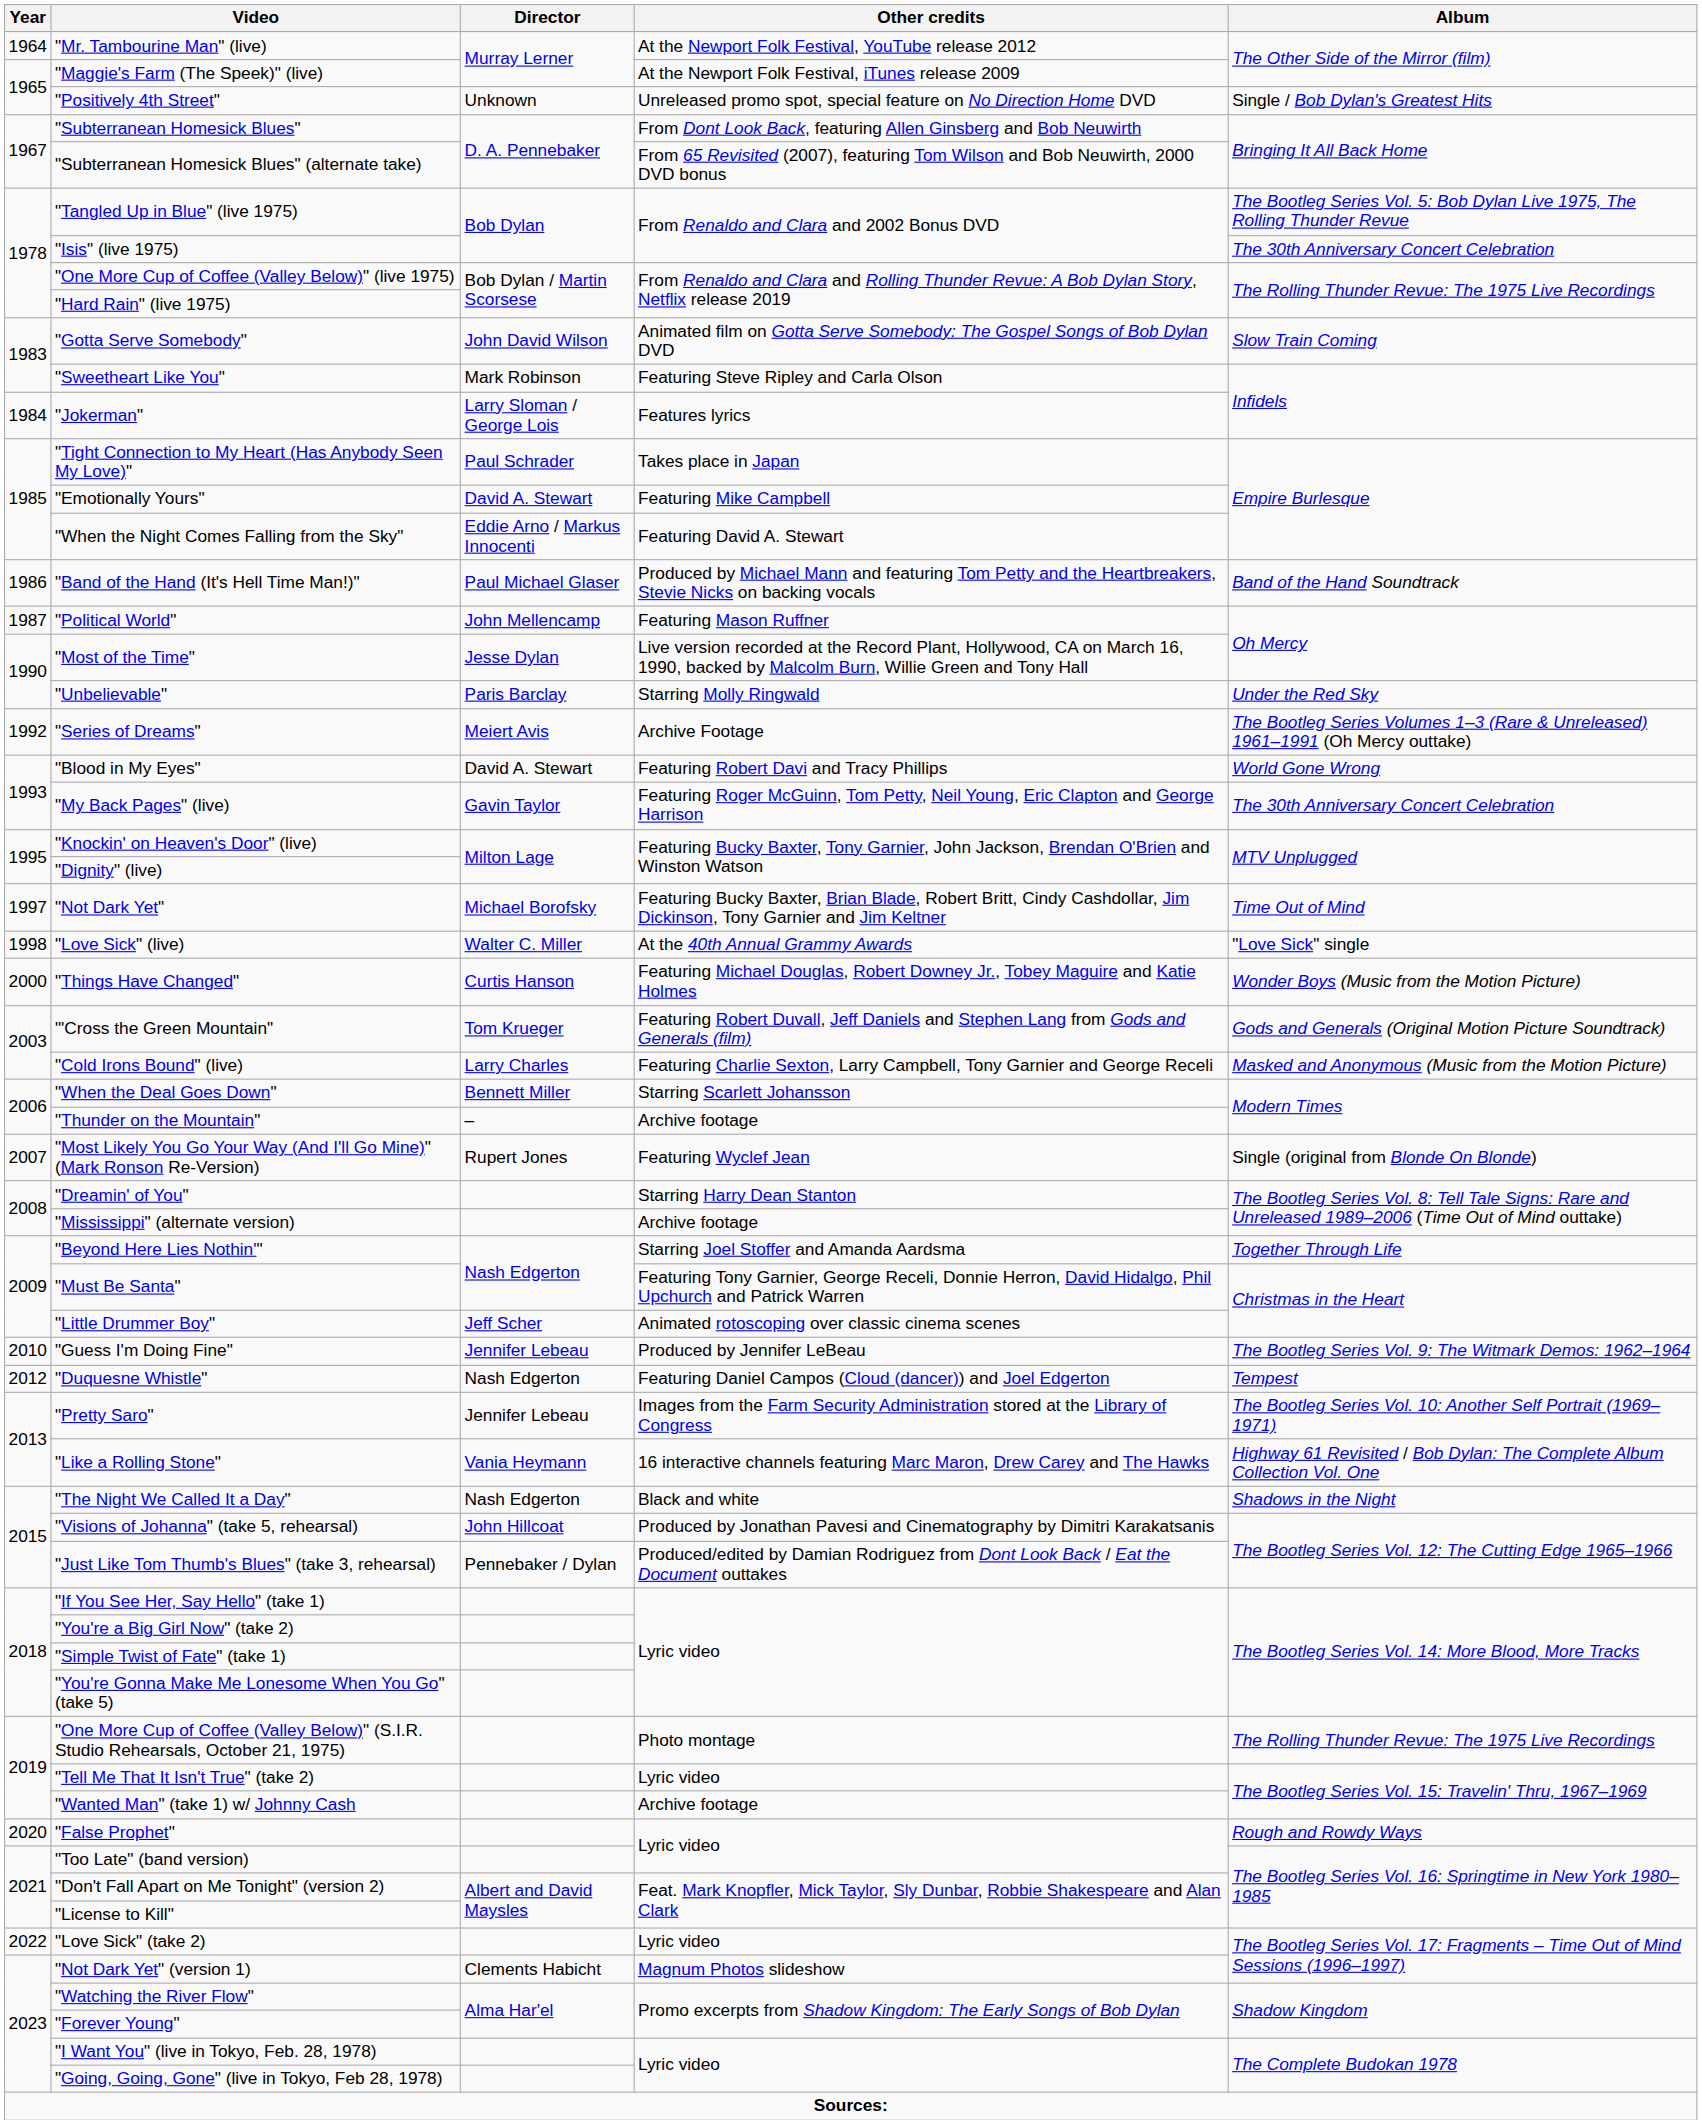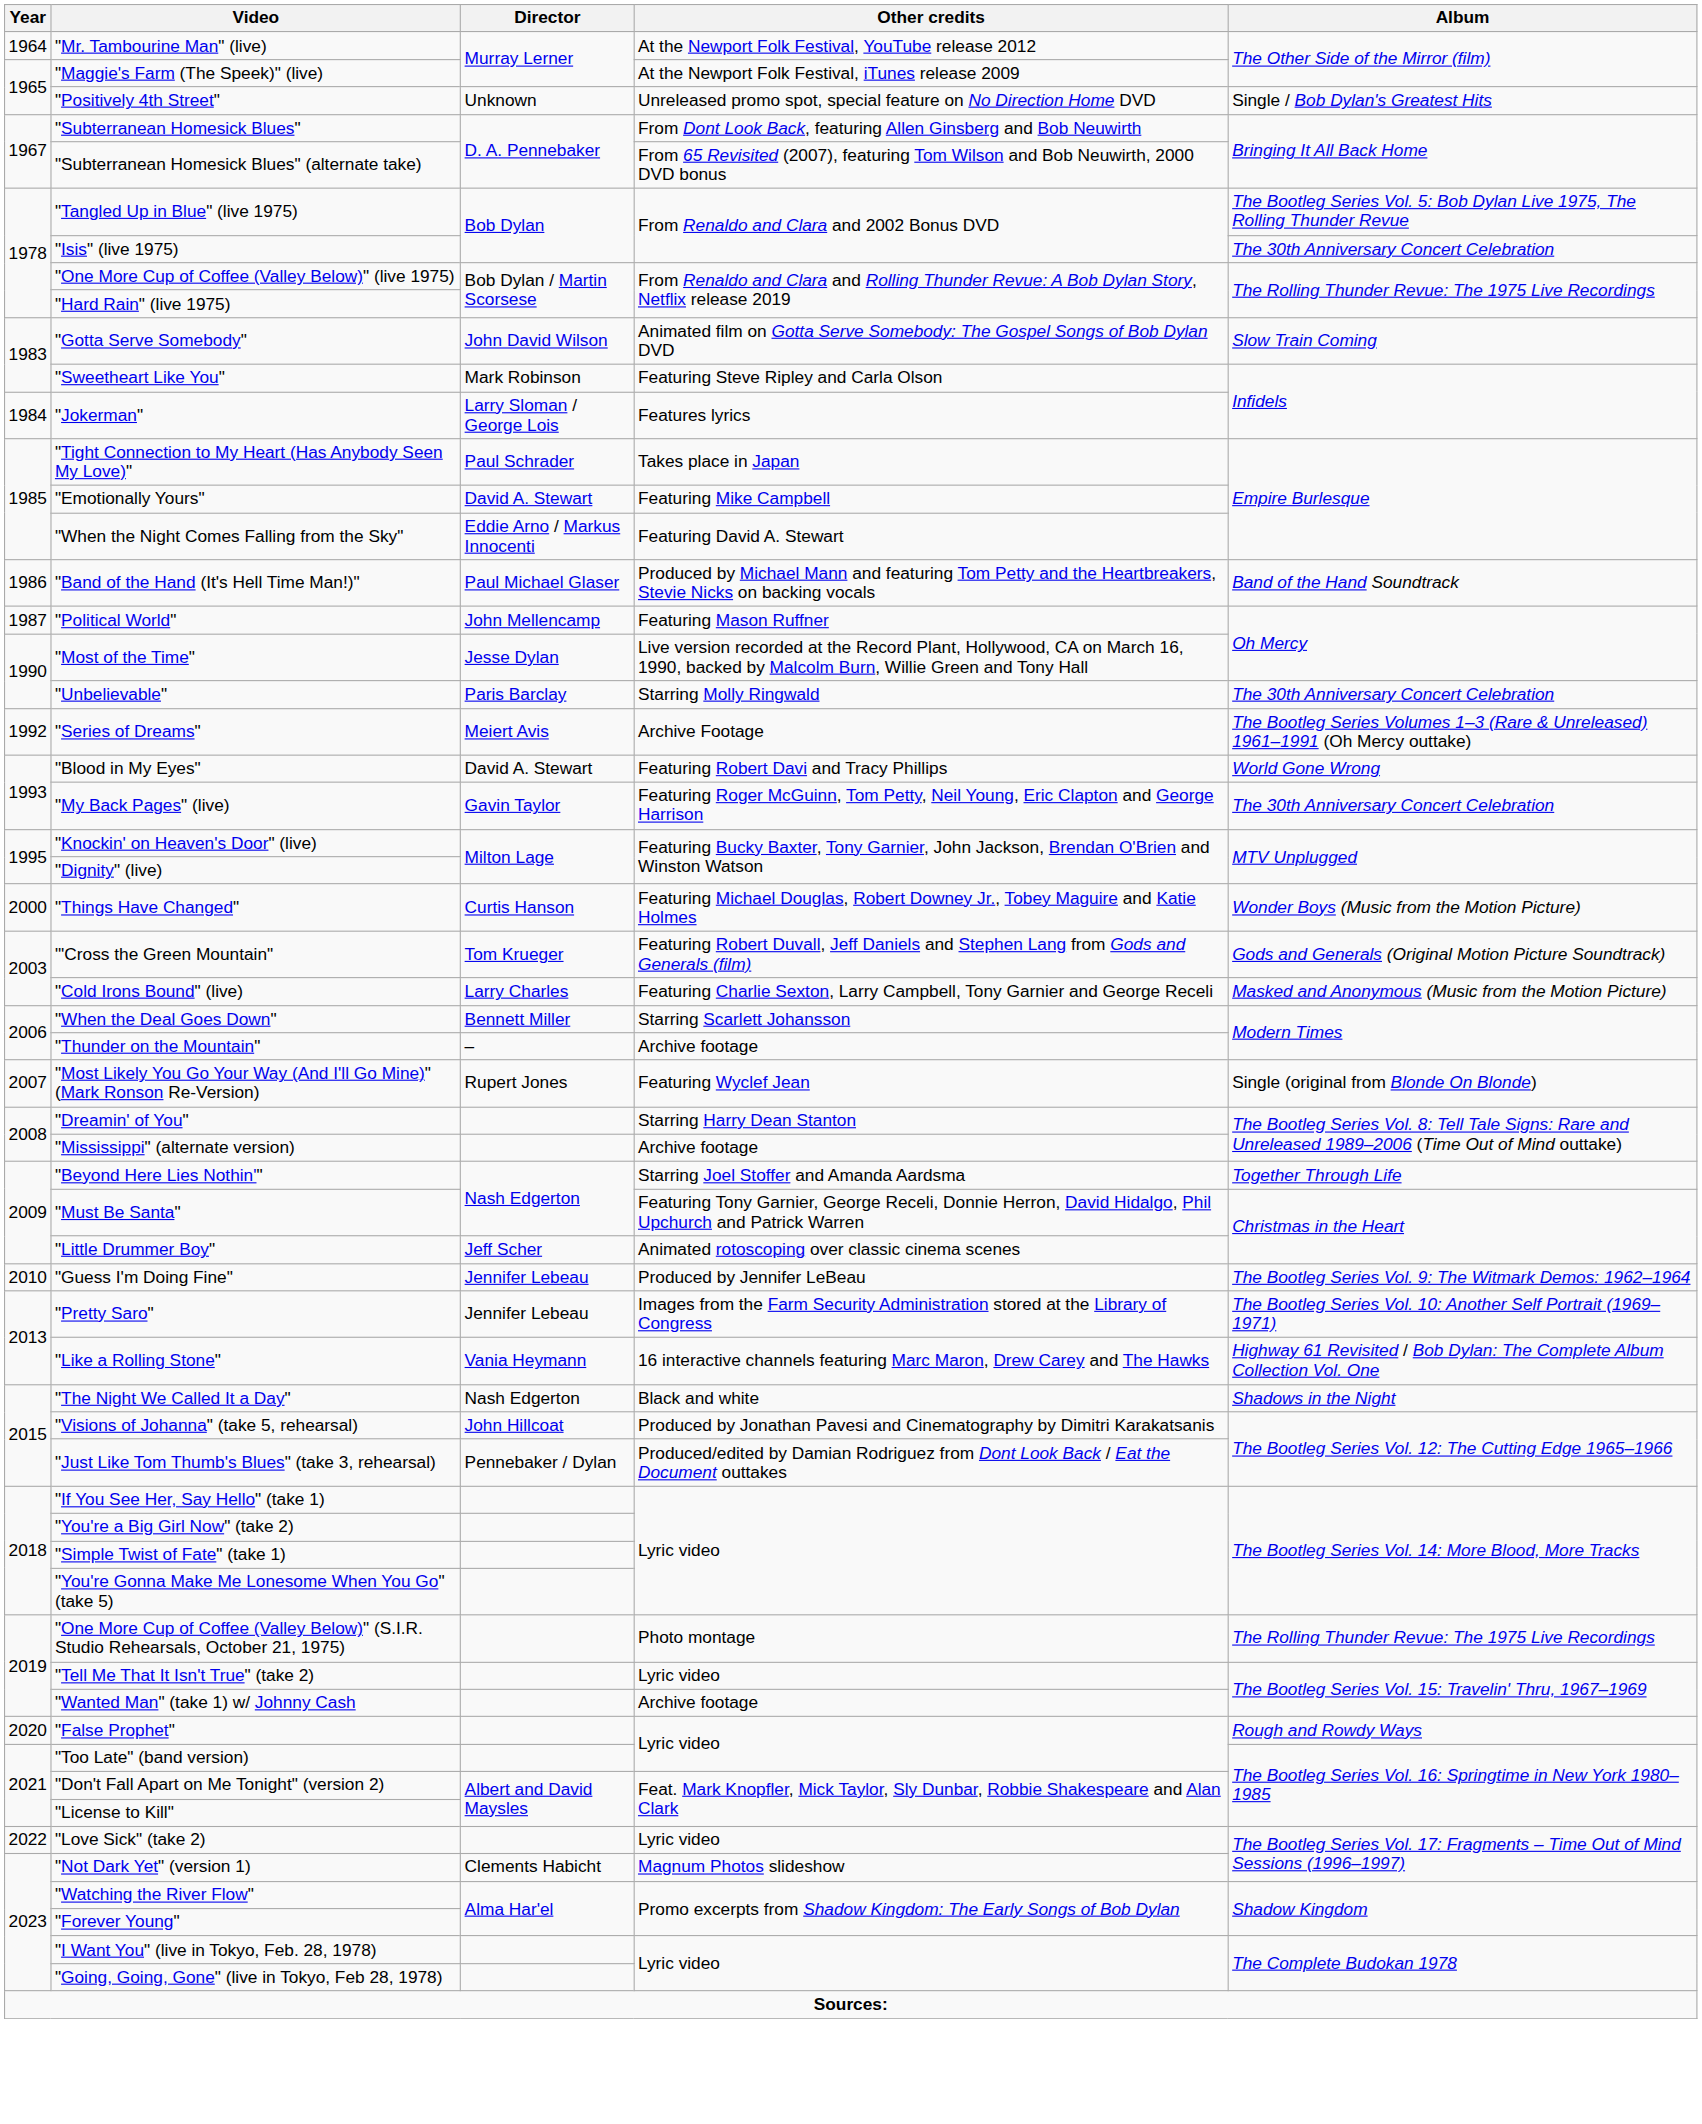(1305, 694) Under the Red Sky -> (1393, 694) The 30th Anniversary Concert Celebration
- row: (110, 907)
- row: (120, 944)
- row: (131, 1378)
